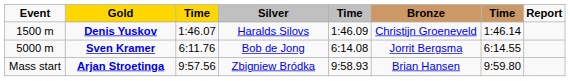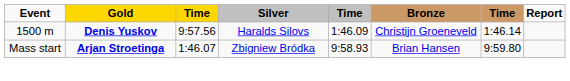(197, 31) 1:46.07 -> (197, 31) 9:57.56
- row: (121, 48)
(197, 66) 9:57.56 -> (197, 48) 1:46.07
